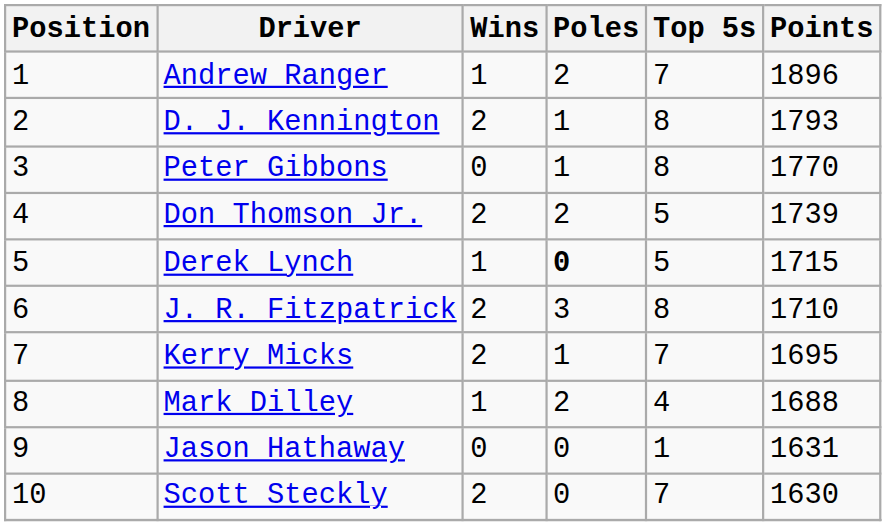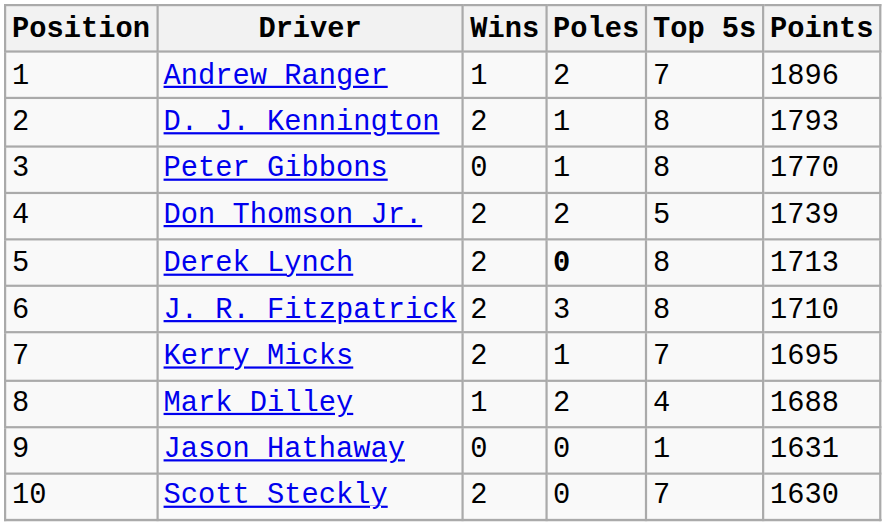(479, 263) 1 -> (479, 263) 2
(662, 263) 5 -> (662, 263) 8
(805, 263) 1715 -> (805, 263) 1713
